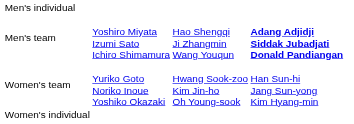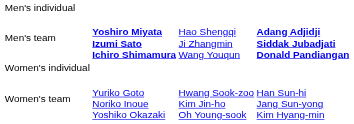(131, 43) normal -> (134, 43) bold
rows swapped: (47, 115) <-> (38, 85)
